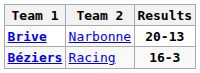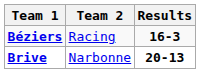rows swapped: (35, 57) <-> (27, 36)
